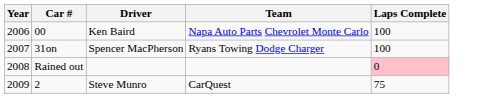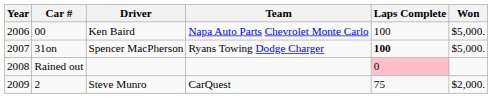+ column: (468, 13)
(382, 48) normal -> (382, 48) bold
